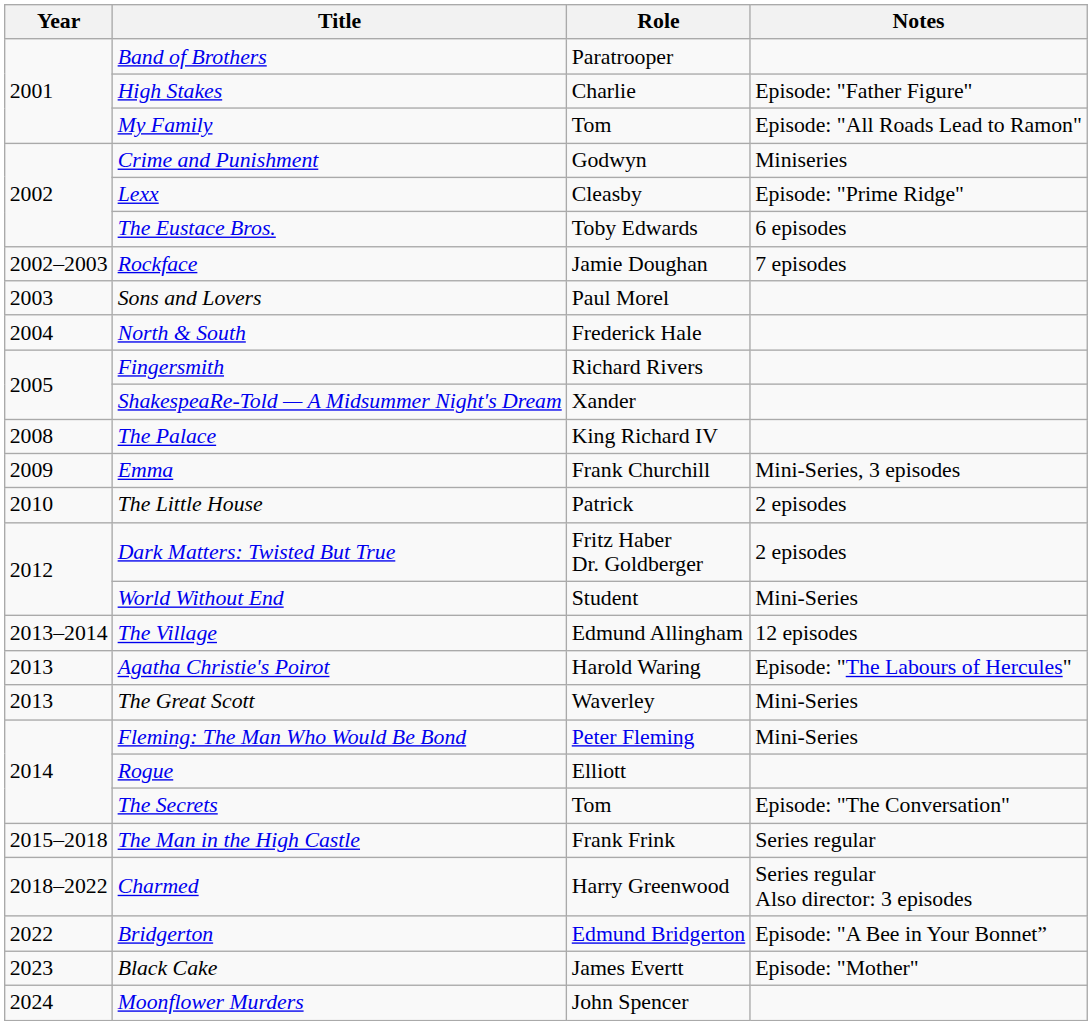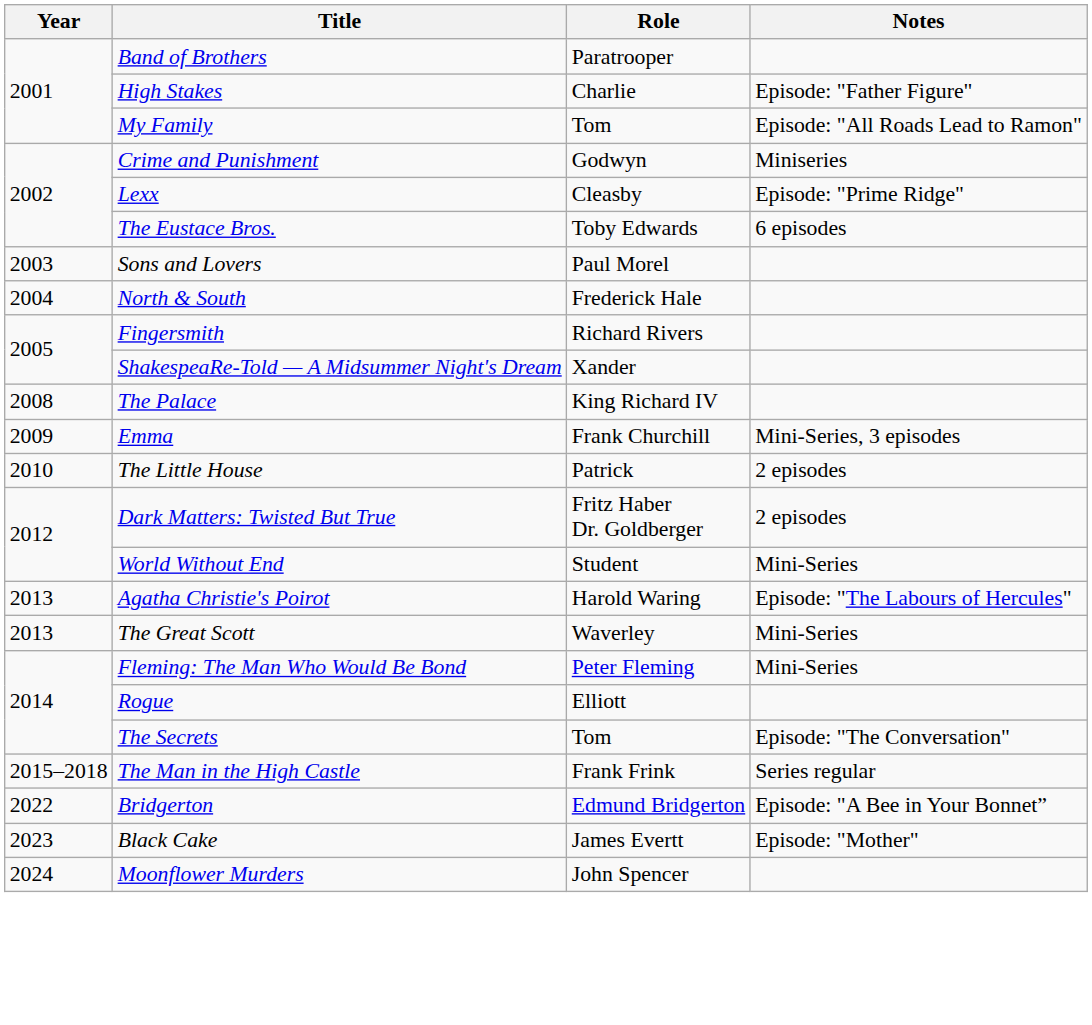- row: (158, 263)
- row: (167, 632)
- row: (158, 886)
